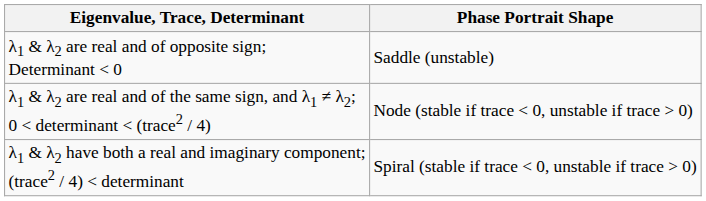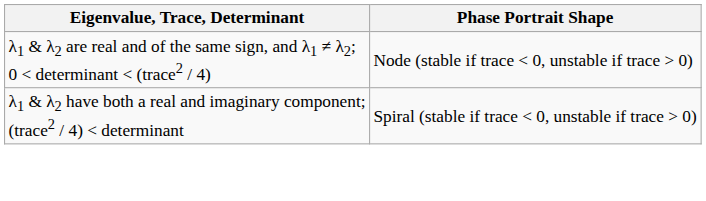- row: (137, 57)
